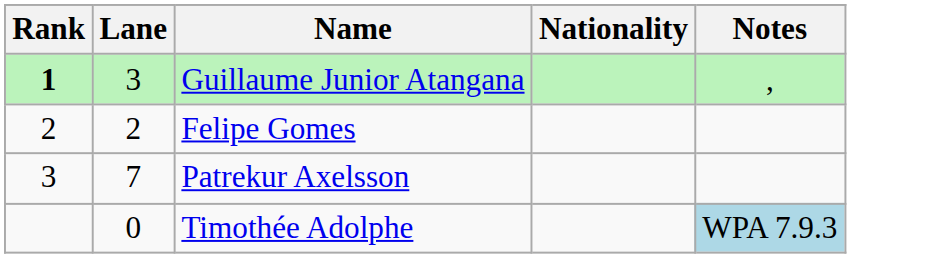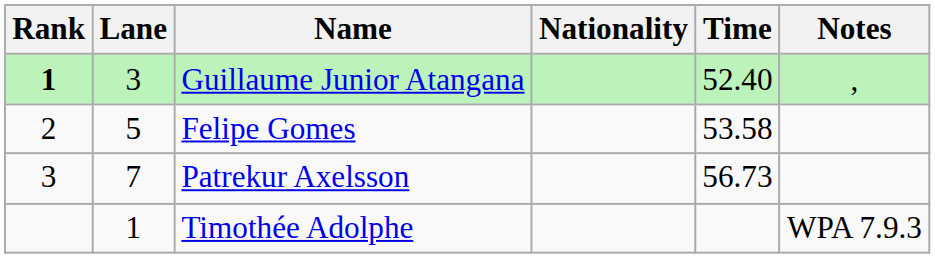+ column: (737, 29)
(133, 128) 2 -> (133, 128) 5
(133, 227) 0 -> (133, 227) 1
(770, 227) lightblue background -> (854, 227) no background
